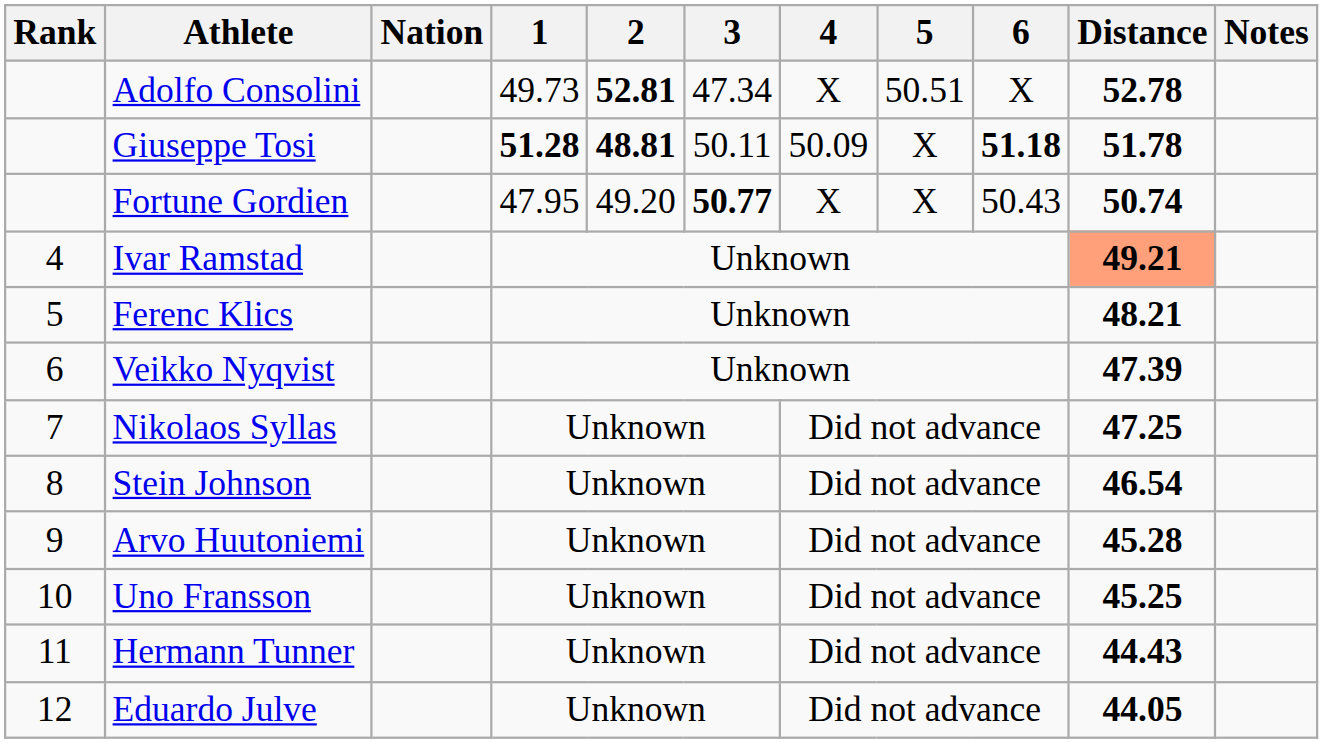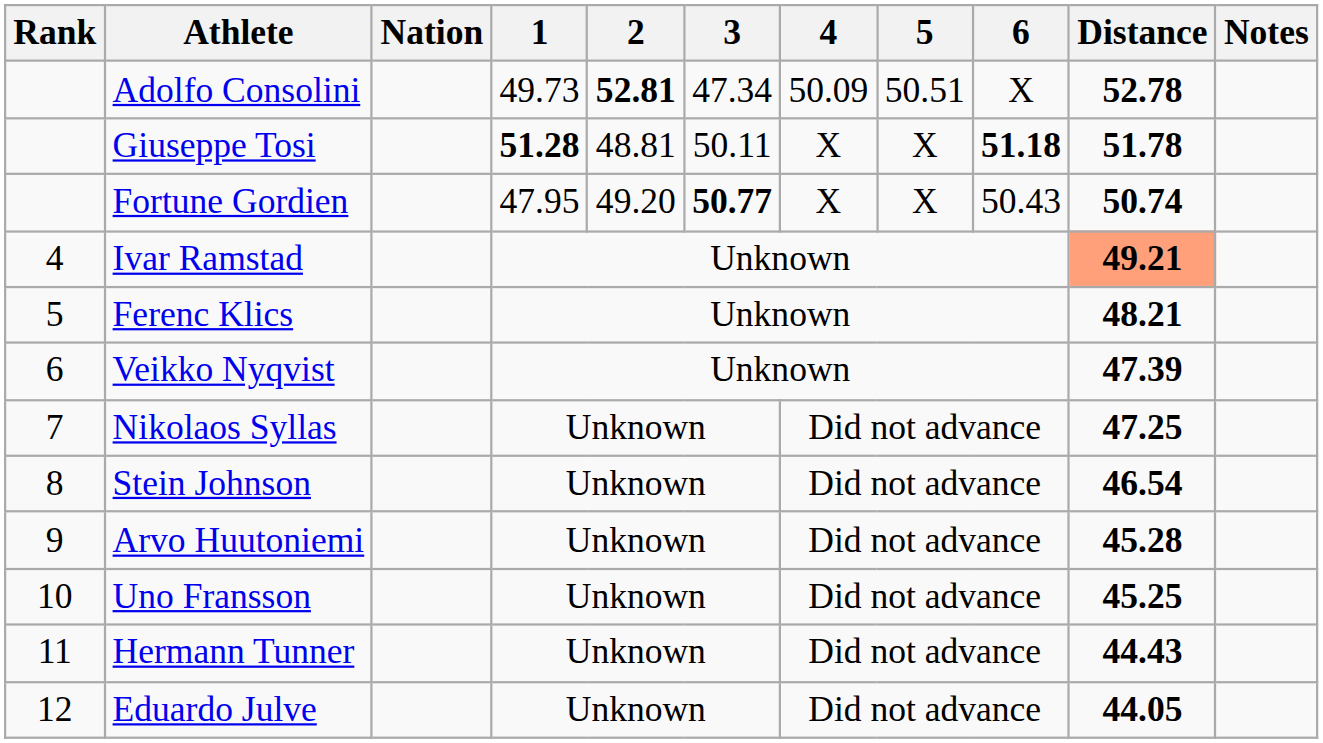(828, 88) X -> (828, 88) 50.09
(636, 145) bold -> (636, 145) normal
(828, 145) 50.09 -> (828, 145) X
